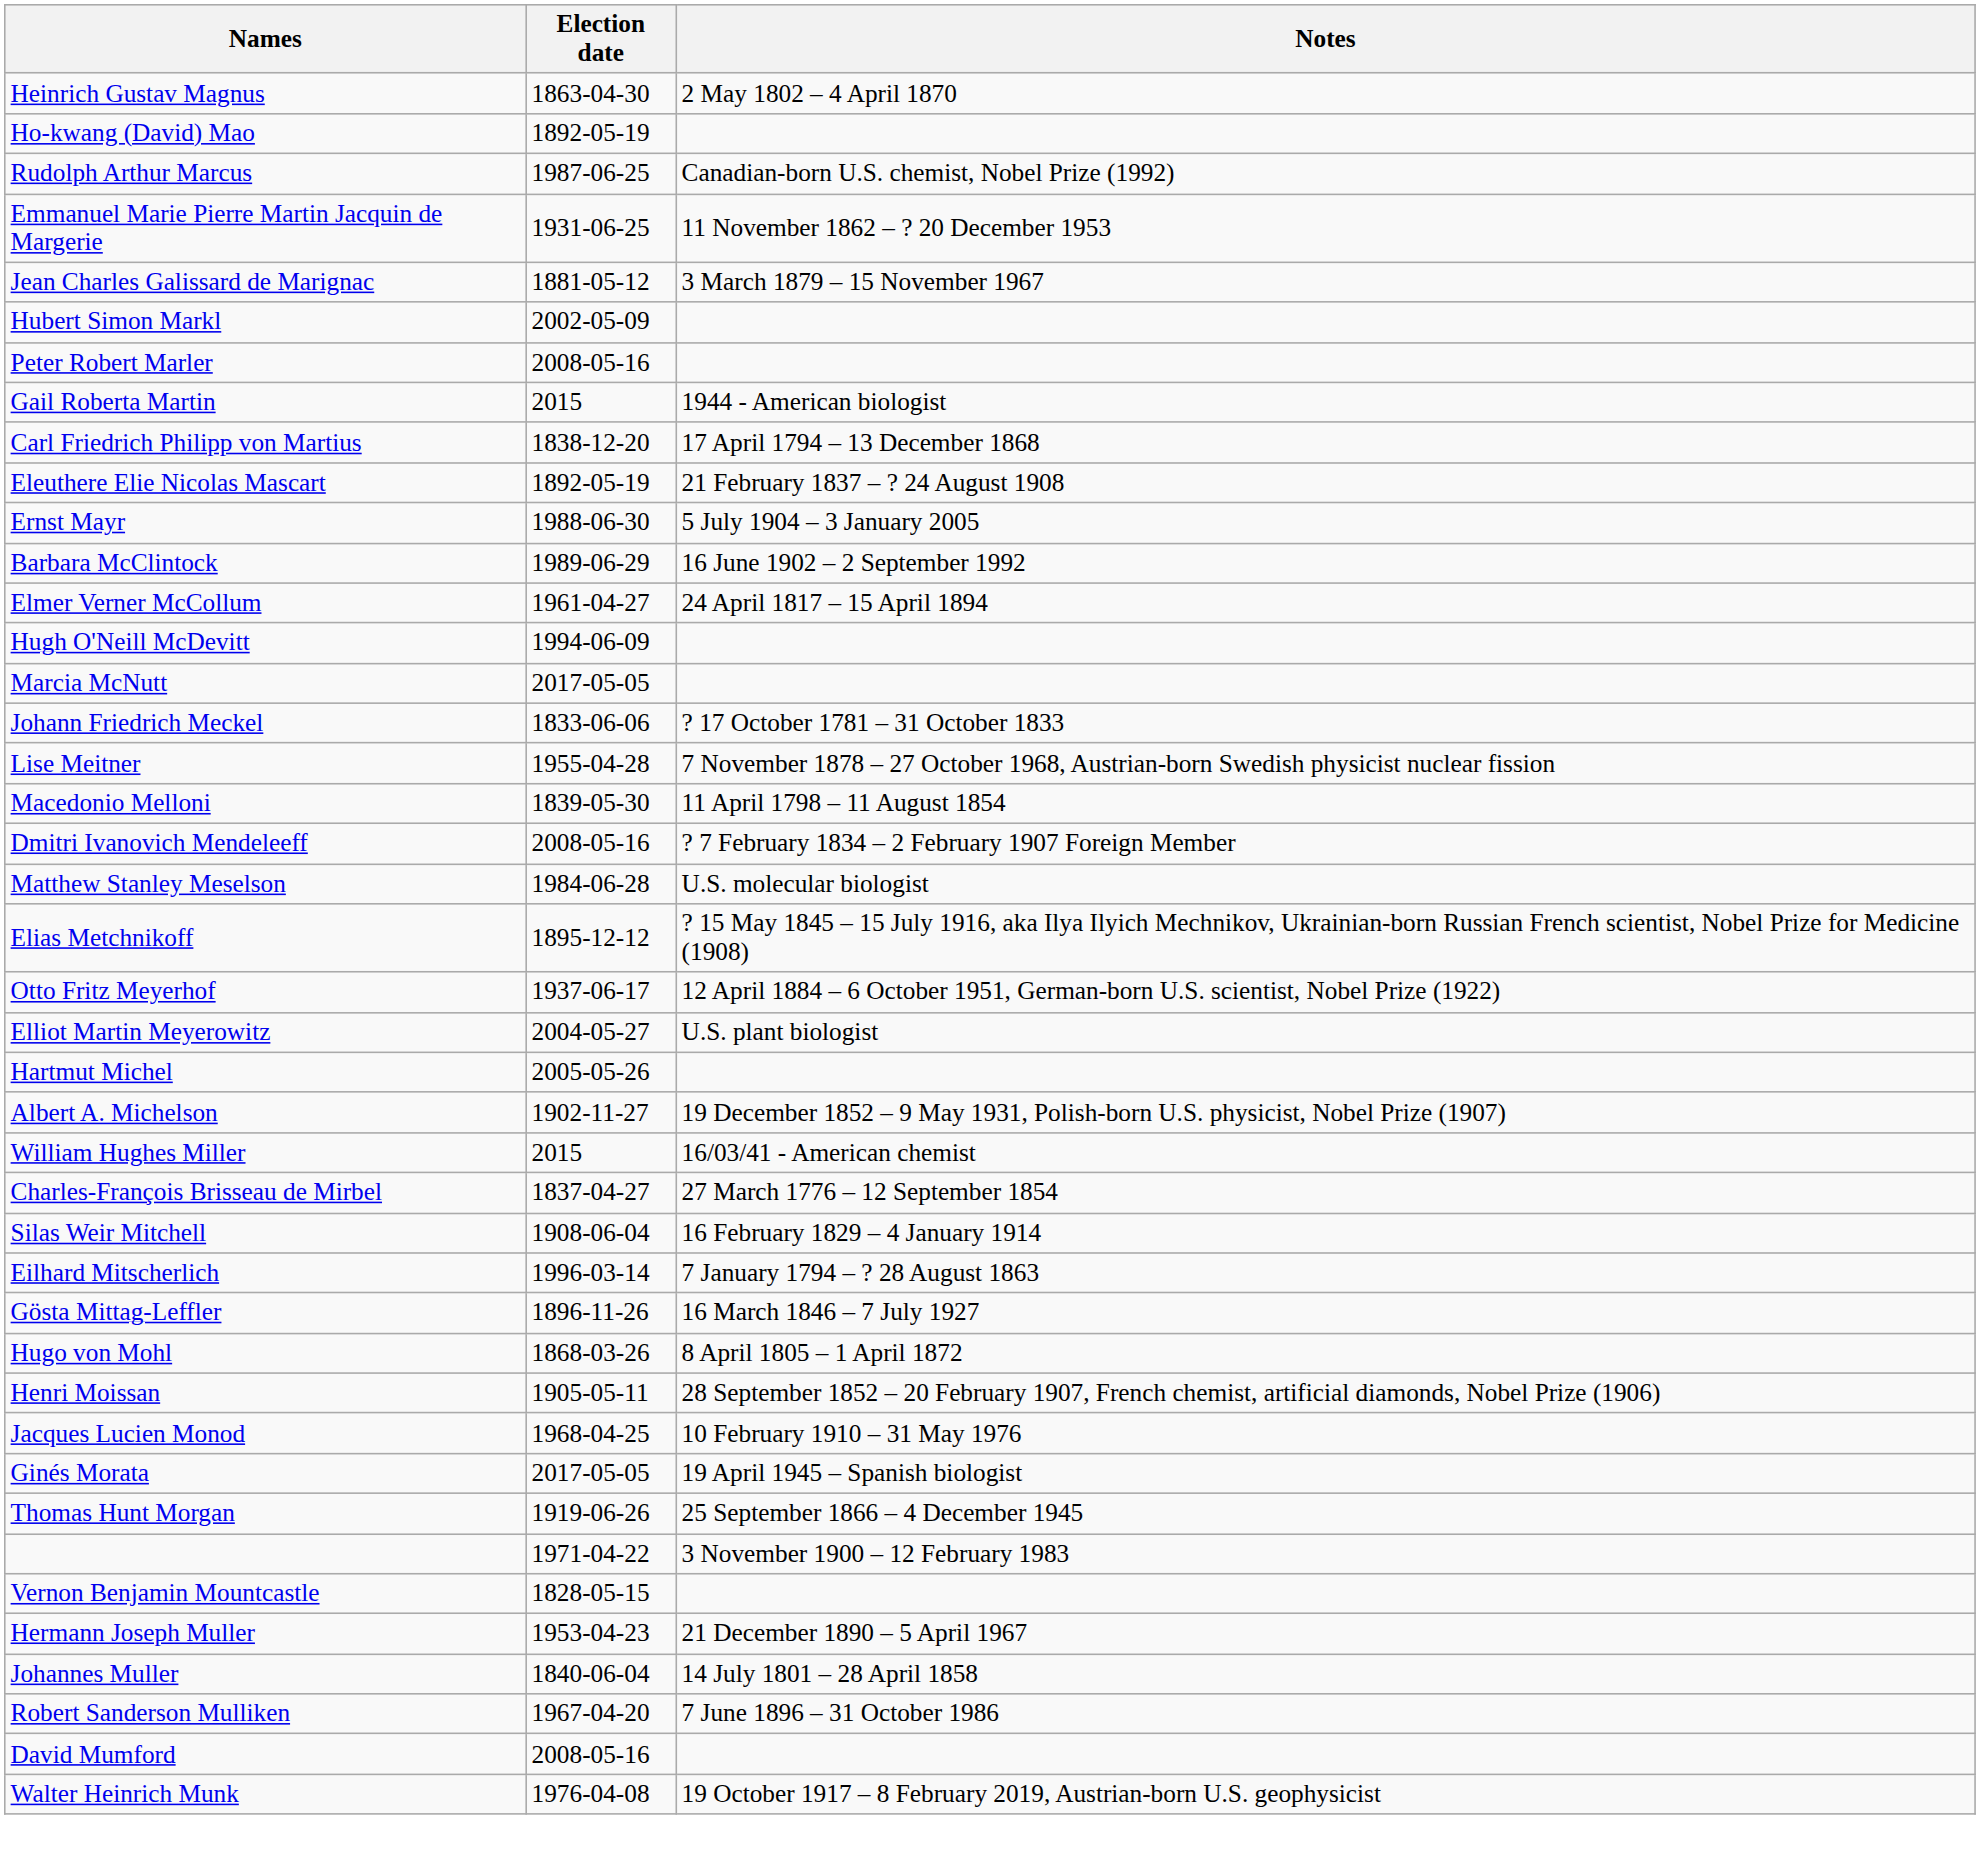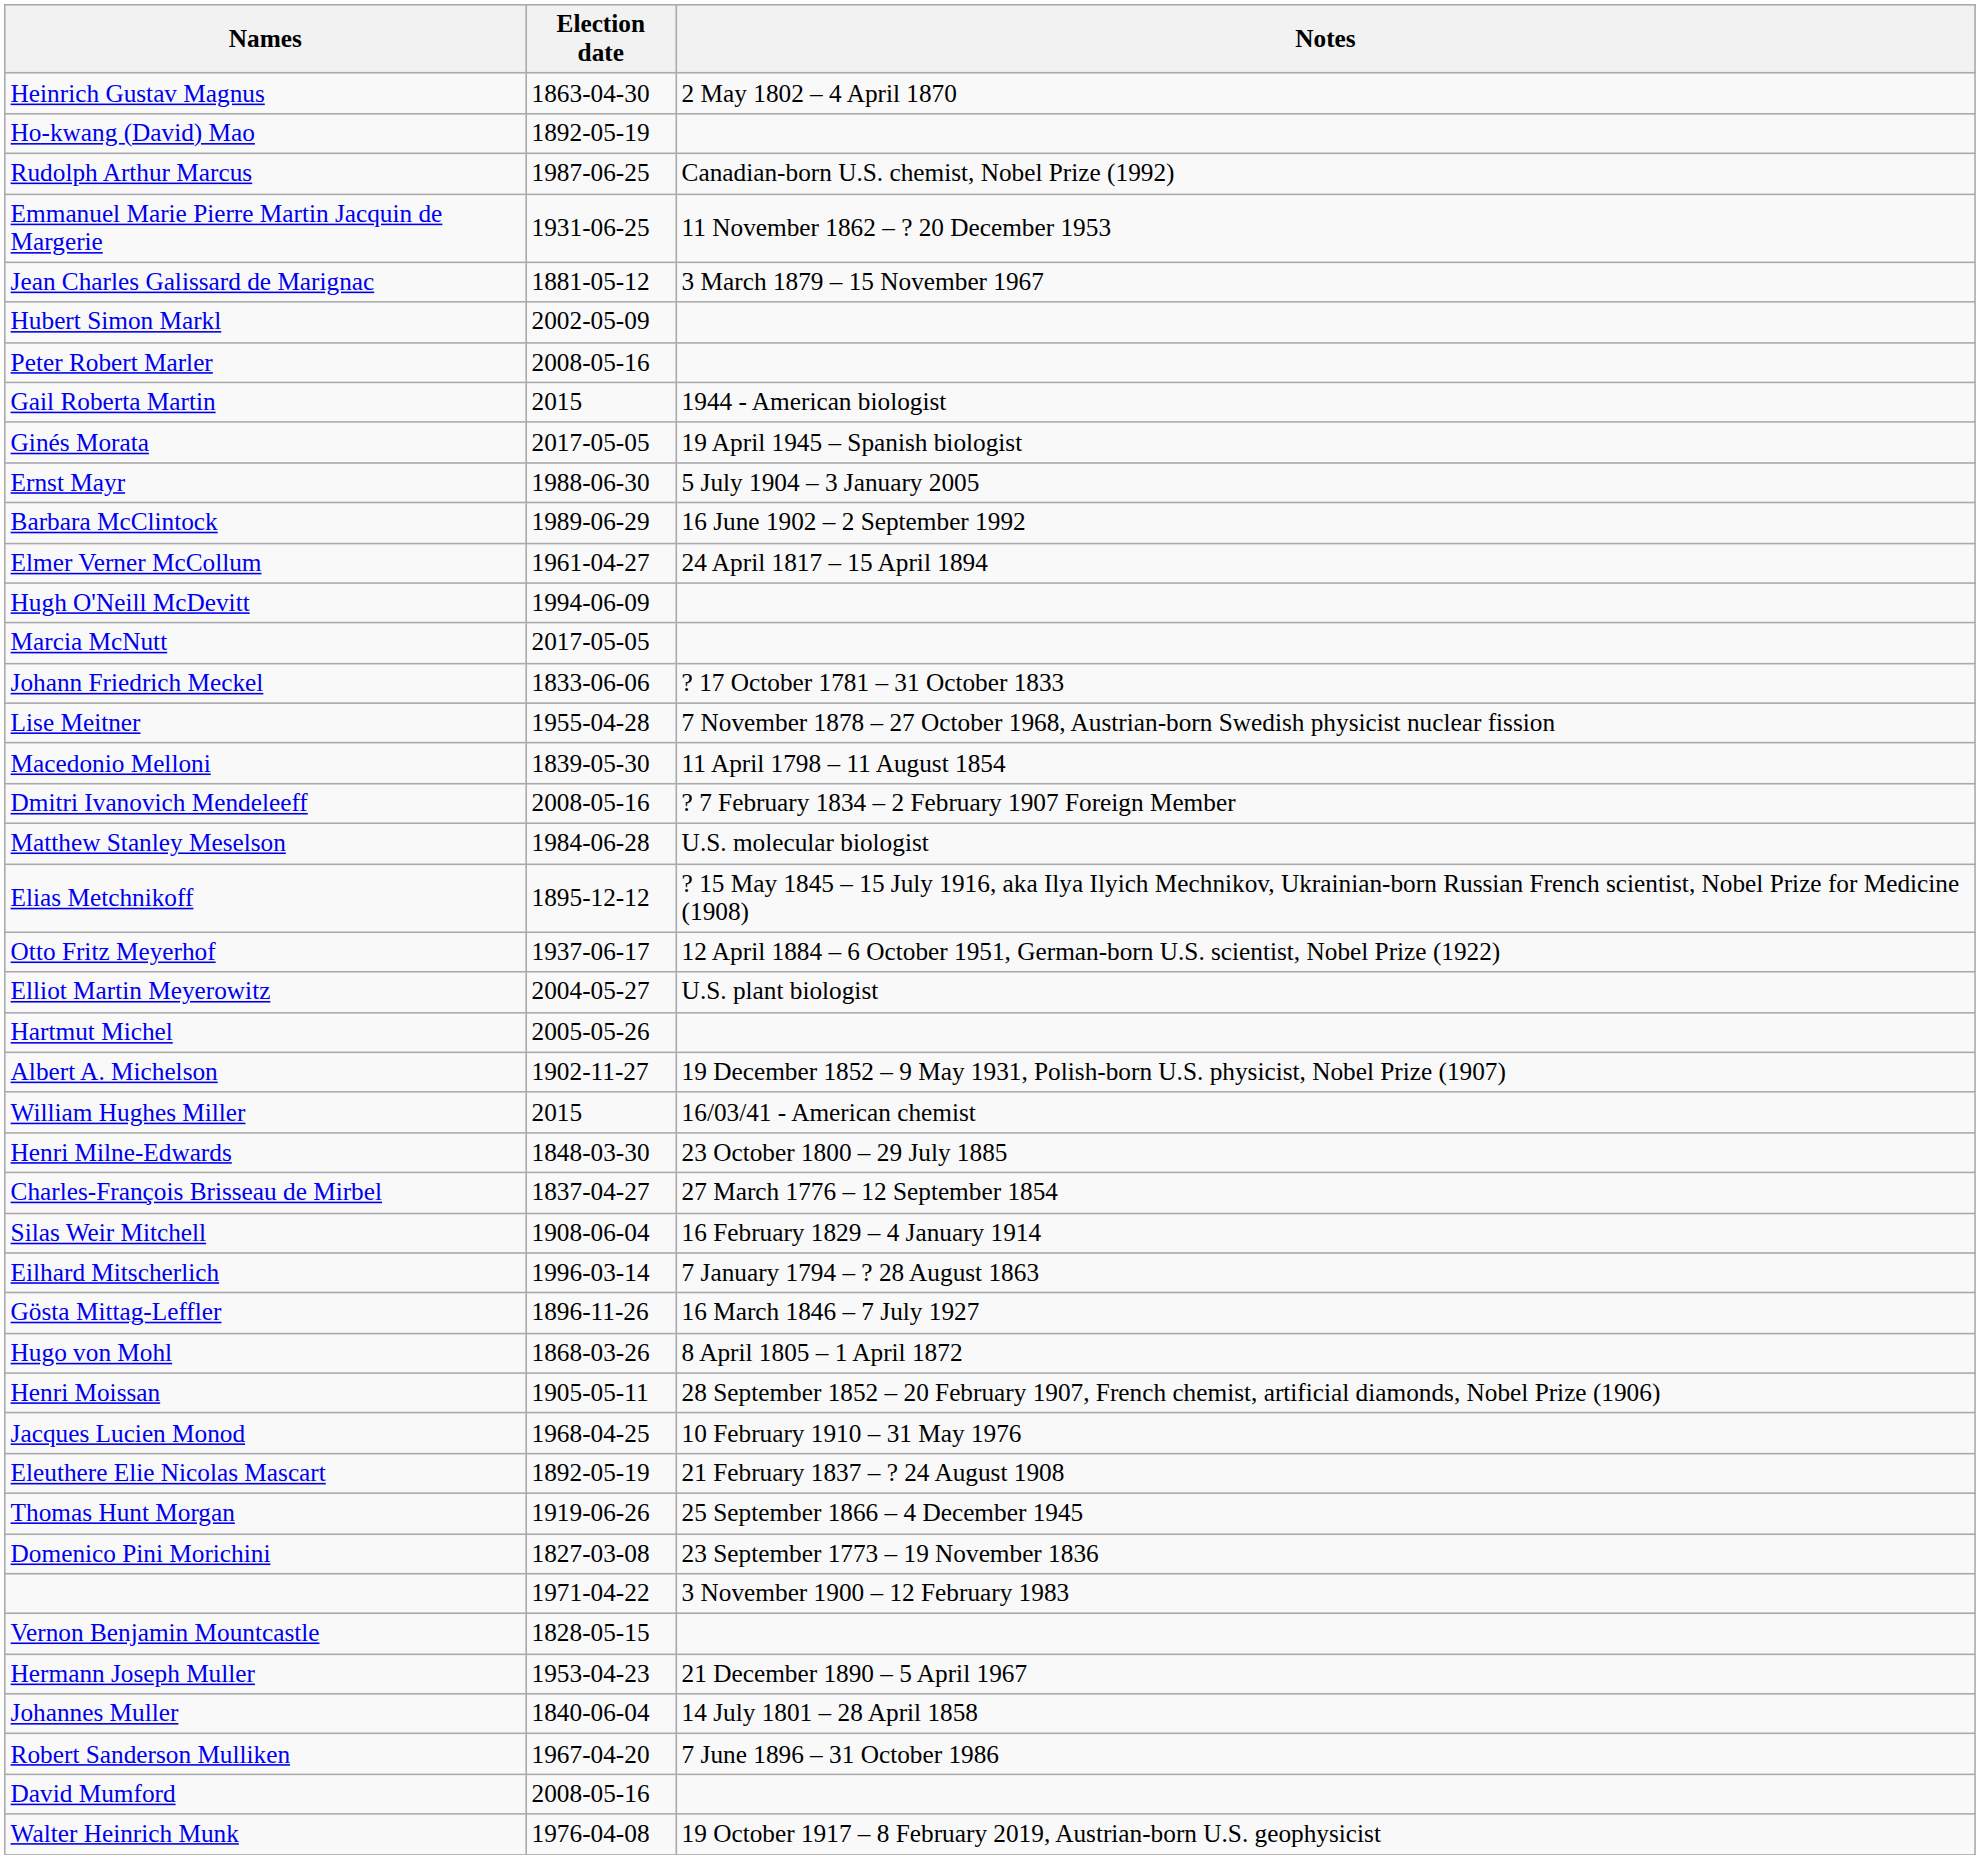- row: (186, 442)
rows swapped: (168, 482) <-> (80, 1473)
+ row: (121, 1152)
+ row: (141, 1553)
